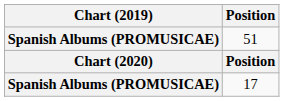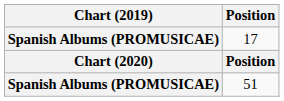rows swapped: (250, 84) <-> (250, 38)
